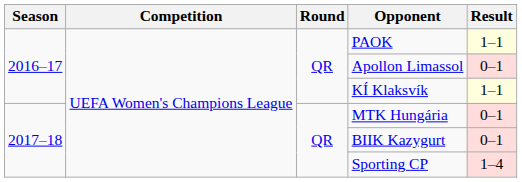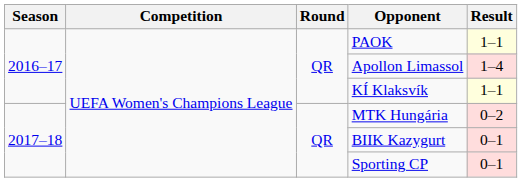(492, 66) 0–1 -> (492, 66) 1–4
(492, 115) 0–1 -> (492, 115) 0–2
(492, 164) 1–4 -> (492, 164) 0–1
